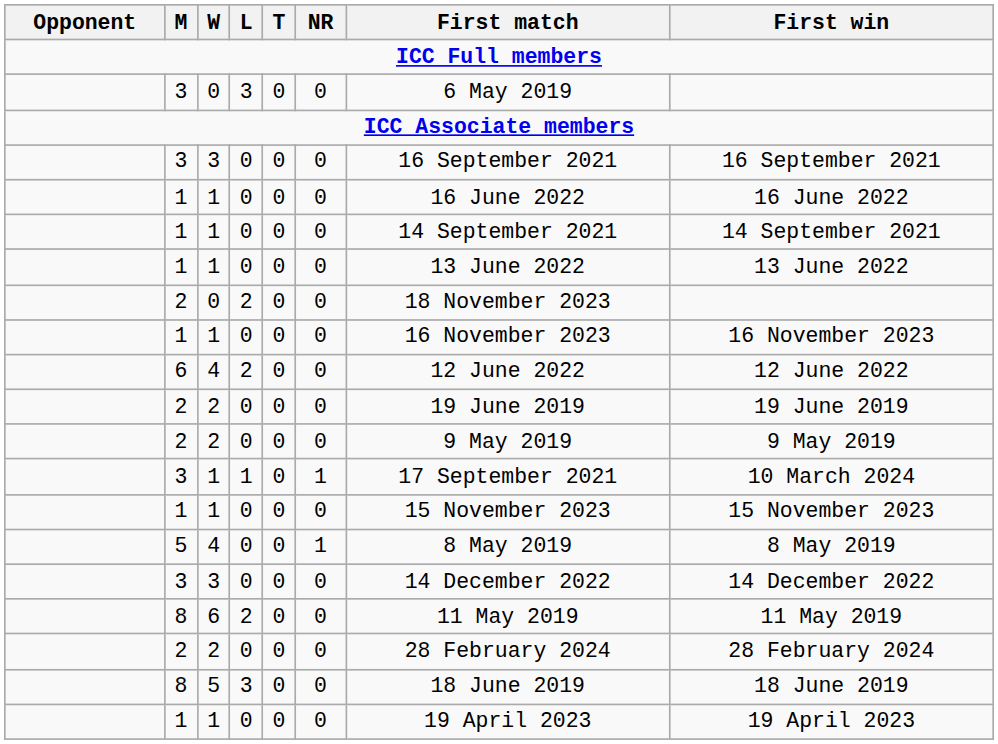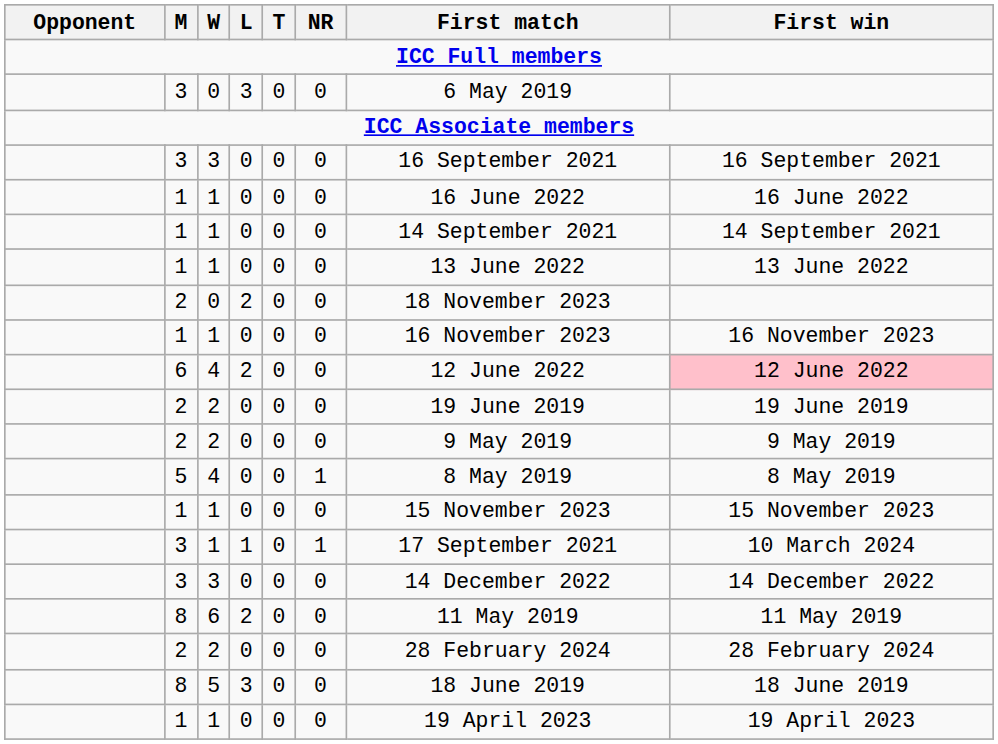(831, 372) no background -> (831, 372) pink background
rows swapped: (181, 477) <-> (181, 547)
